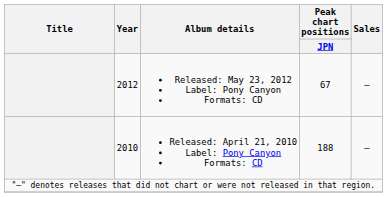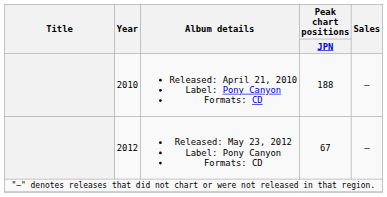rows swapped: (220, 153) <-> (220, 90)
